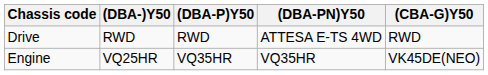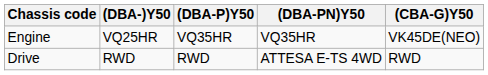rows swapped: (29, 59) <-> (24, 37)
